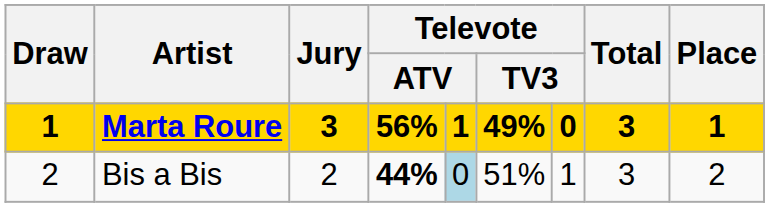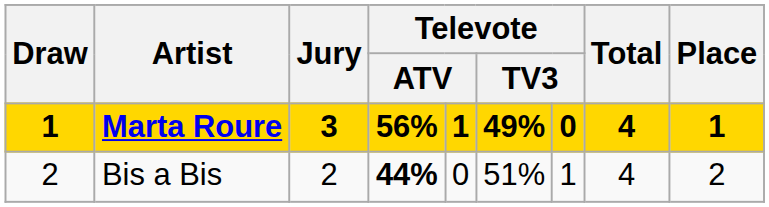(627, 126) 3 -> (627, 126) 4
(461, 175) lightblue background -> (461, 175) no background
(627, 175) 3 -> (627, 175) 4
